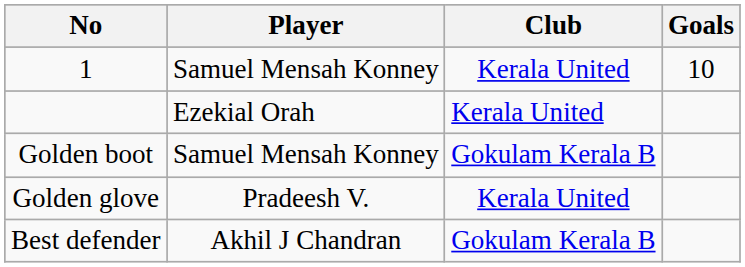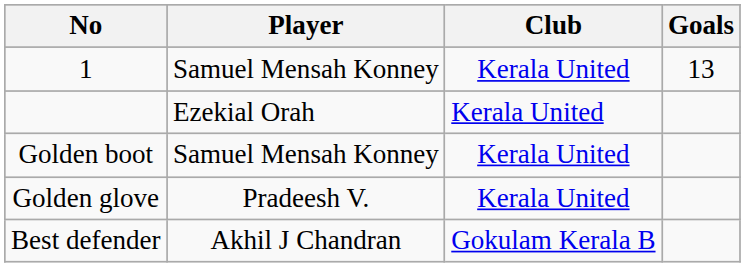(701, 68) 10 -> (701, 68) 13
(553, 154) Gokulam Kerala B -> (553, 154) Kerala United
